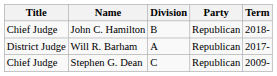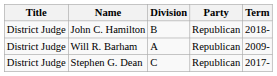(32, 29) Chief Judge -> (36, 29) District Judge
(257, 46) 2017- -> (257, 46) 2009-
(32, 63) Chief Judge -> (36, 63) District Judge
(257, 63) 2009- -> (257, 63) 2017-
